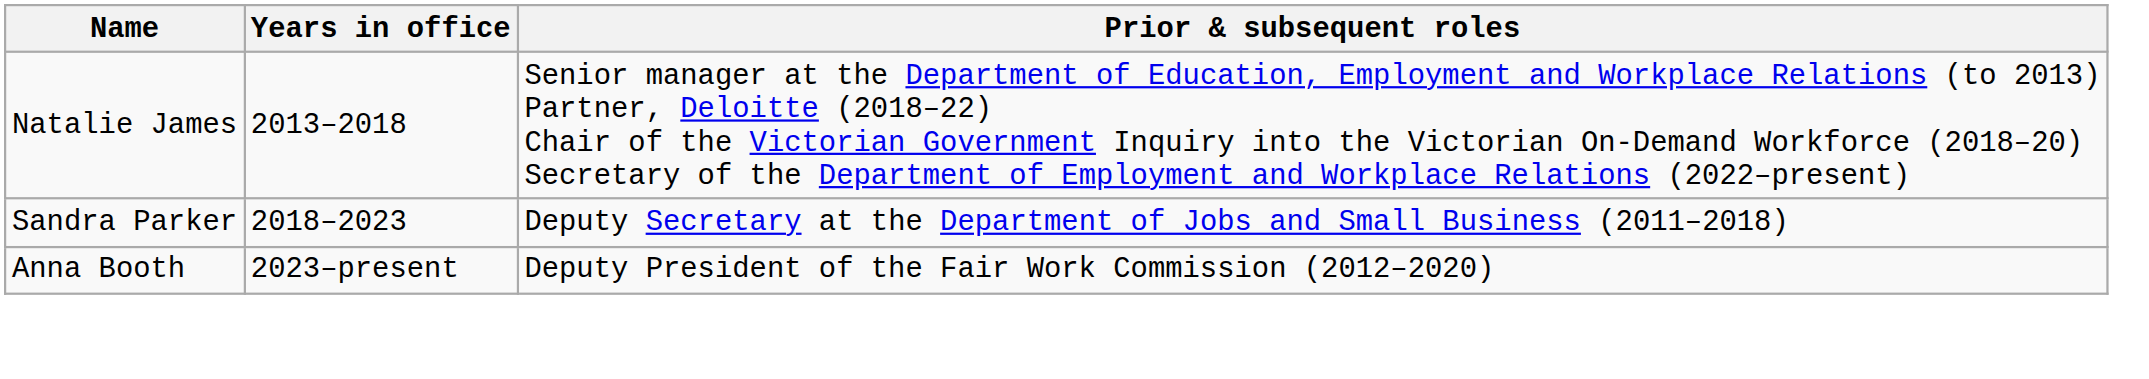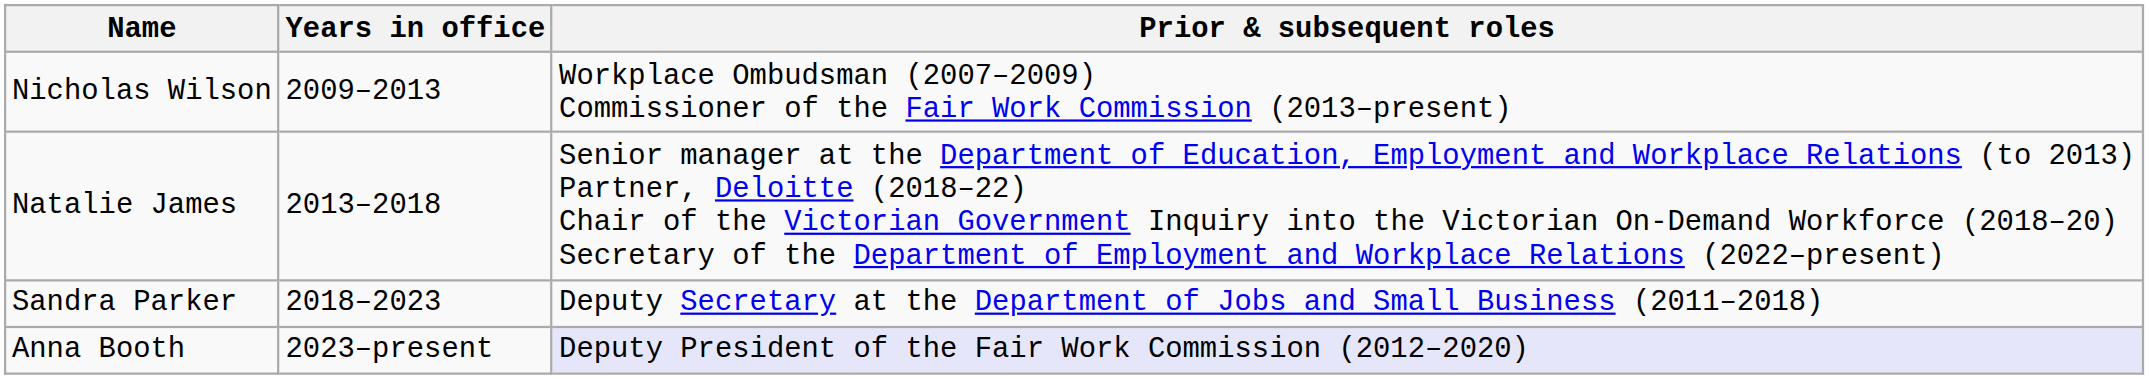+ row: (142, 92)
(1009, 270) no background -> (1044, 350) lavender background
